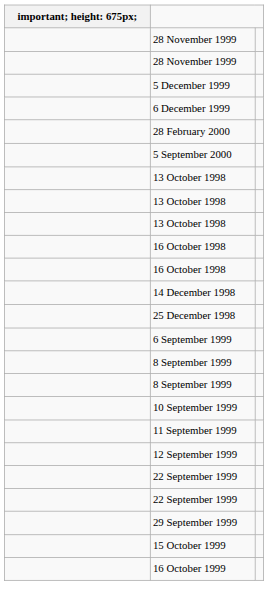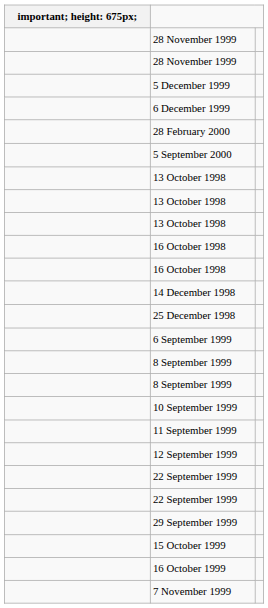+ row: (77, 592)
